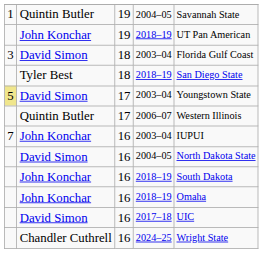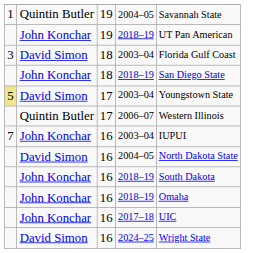(46, 75) Tyler Best -> (55, 75) John Konchar
(54, 217) David Simon -> (55, 217) John Konchar
(66, 237) Chandler Cuthrell -> (54, 237) David Simon
